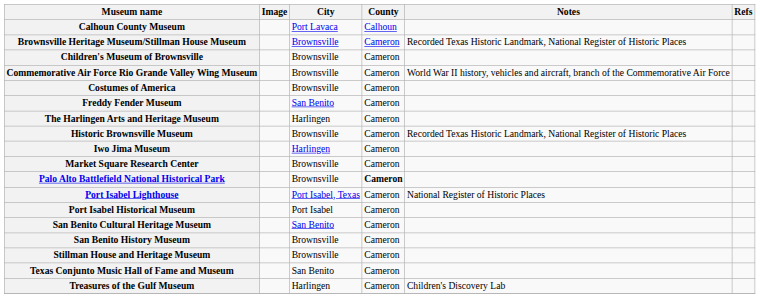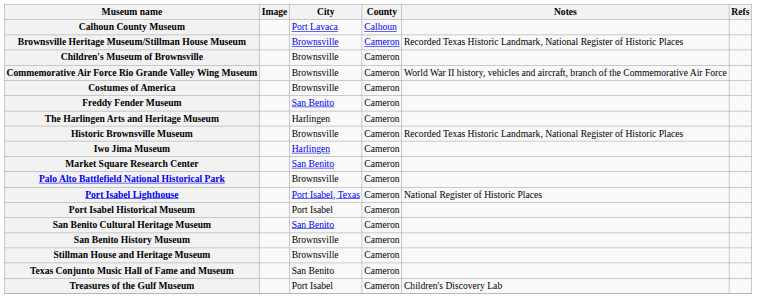(315, 164) Brownsville -> (313, 164) San Benito
(383, 179) bold -> (382, 179) normal
(311, 286) Harlingen -> (312, 286) Port Isabel
